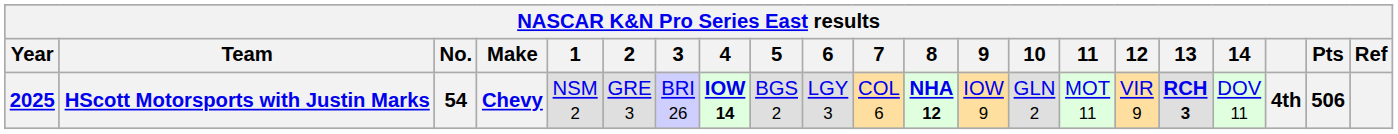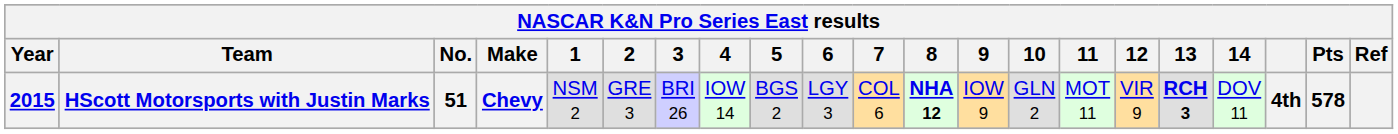(32, 100) 2025 -> (32, 100) 2015
(456, 100) 54 -> (456, 100) 51
(725, 100) bold -> (725, 99) normal
(1328, 100) 506 -> (1328, 100) 578
